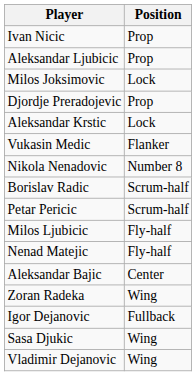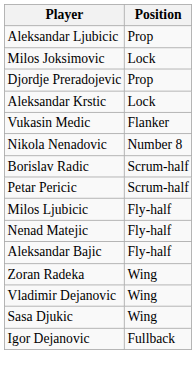- row: (36, 36)
(146, 274) Center -> (149, 252) Fly-half
rows swapped: (49, 317) <-> (62, 360)
